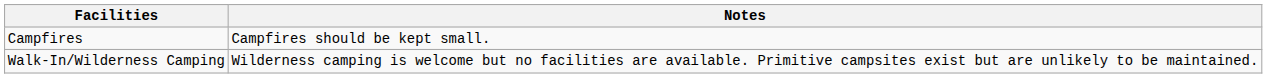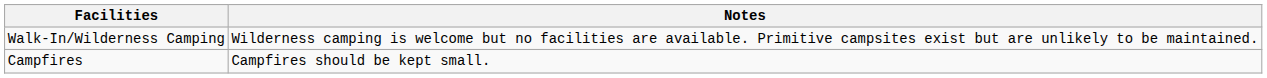rows swapped: (45, 39) <-> (116, 61)
